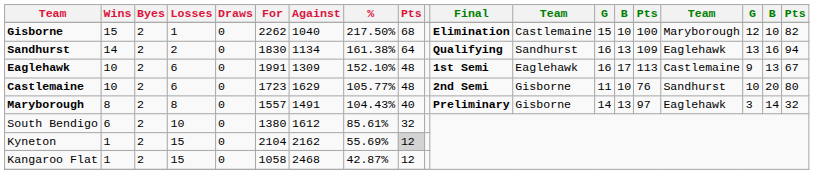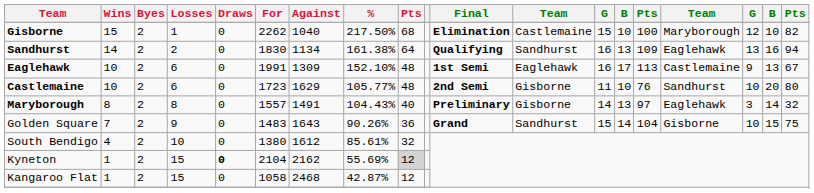+ row: (53, 123)
(107, 123) 6 -> (107, 142) 4
(222, 142) normal -> (222, 160) bold
